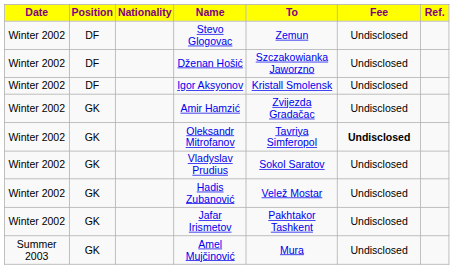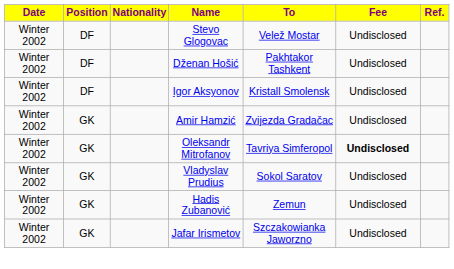(292, 36) Zemun -> (289, 36) Velež Mostar
(292, 64) Szczakowianka Jaworzno -> (289, 64) Pakhtakor Tashkent
(292, 194) Velež Mostar -> (289, 205) Zemun
(292, 222) Pakhtakor Tashkent -> (289, 234) Szczakowianka Jaworzno
- row: (210, 250)
